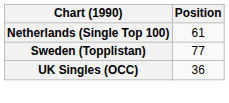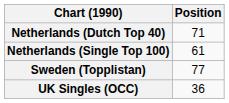+ row: (88, 32)
